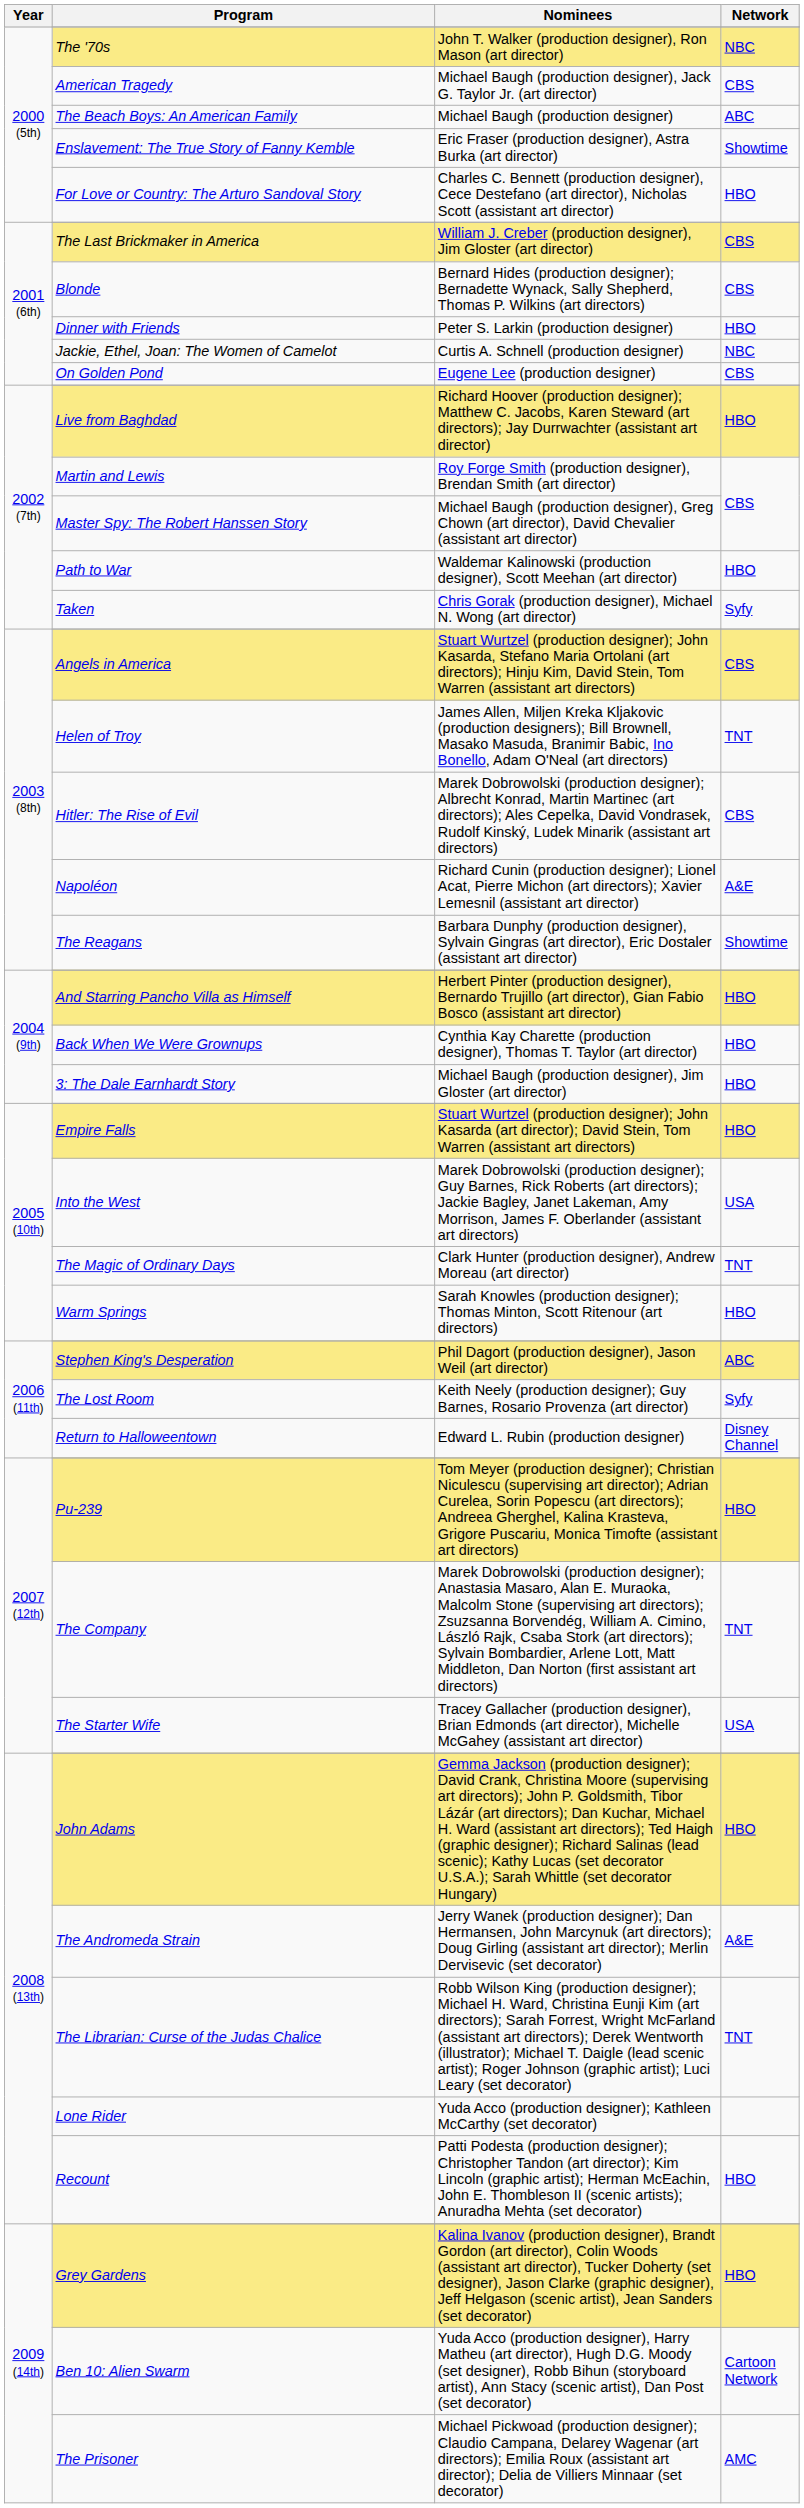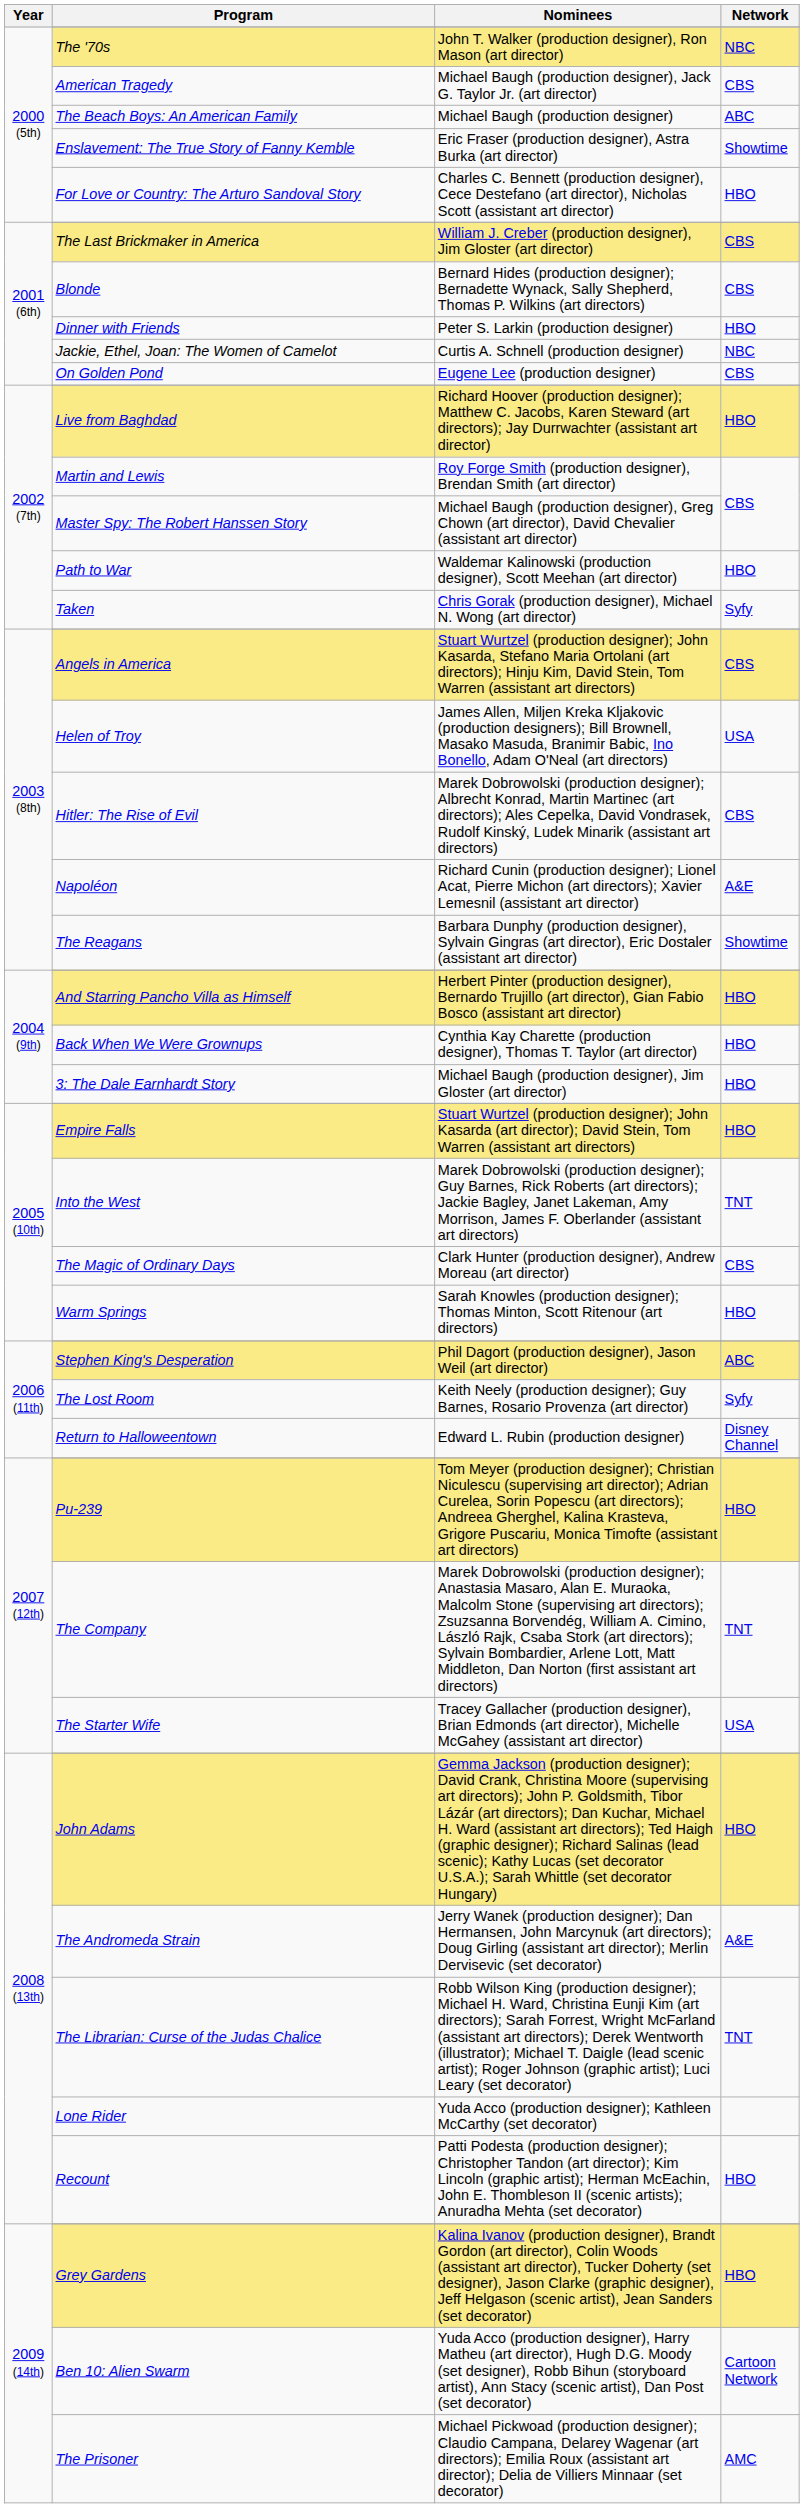(739, 736) TNT -> (739, 736) USA
(739, 1202) USA -> (739, 1202) TNT
(739, 1265) TNT -> (739, 1265) CBS
